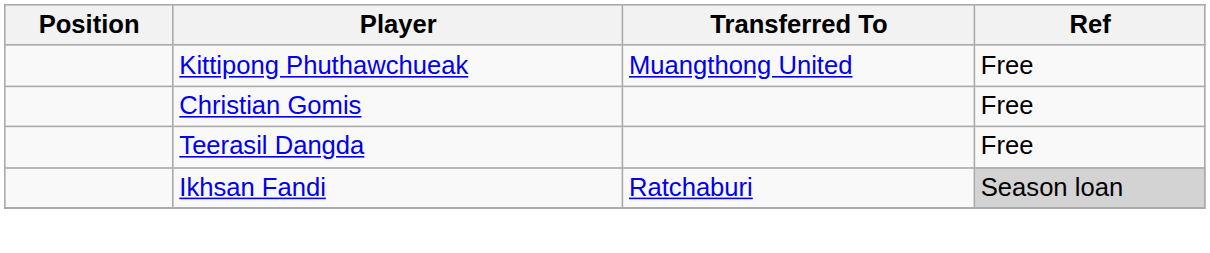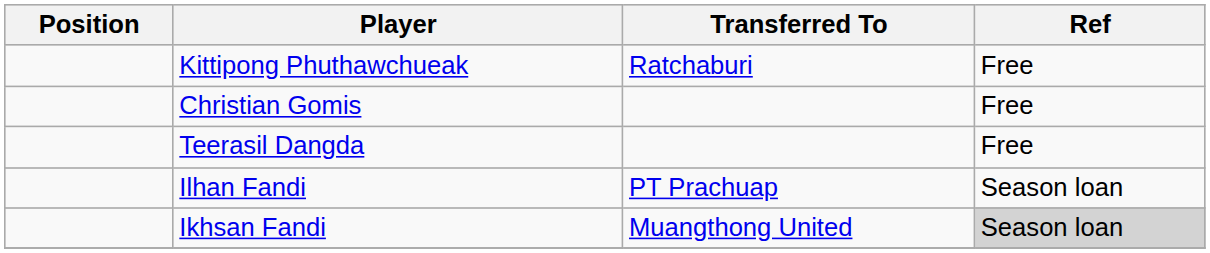(741, 65) Muangthong United -> (691, 65) Ratchaburi
+ row: (243, 187)
(691, 187) Ratchaburi -> (741, 227) Muangthong United
